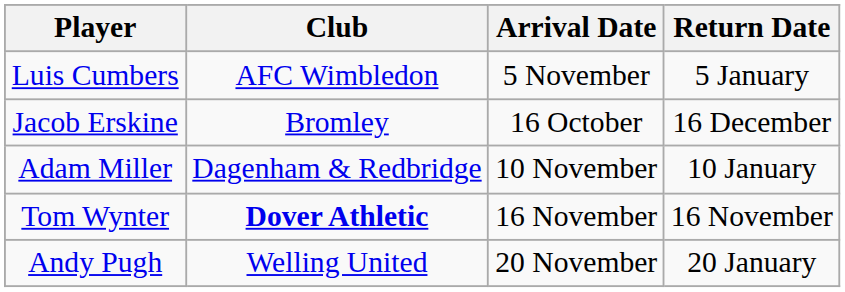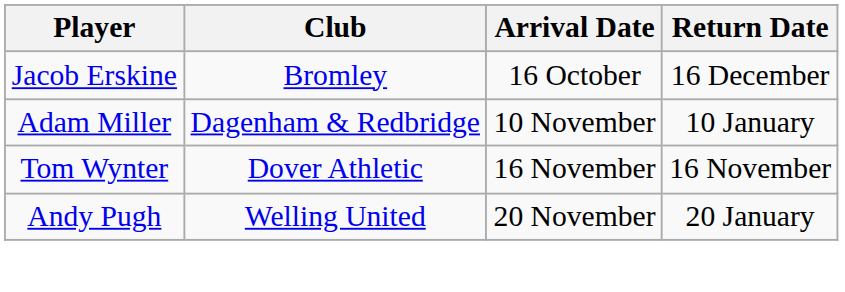- row: (95, 74)
(337, 215) bold -> (335, 168) normal
